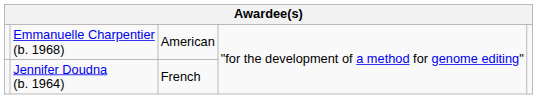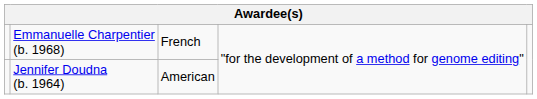(188, 42) American -> (181, 42) French
(181, 76) French -> (188, 76) American
